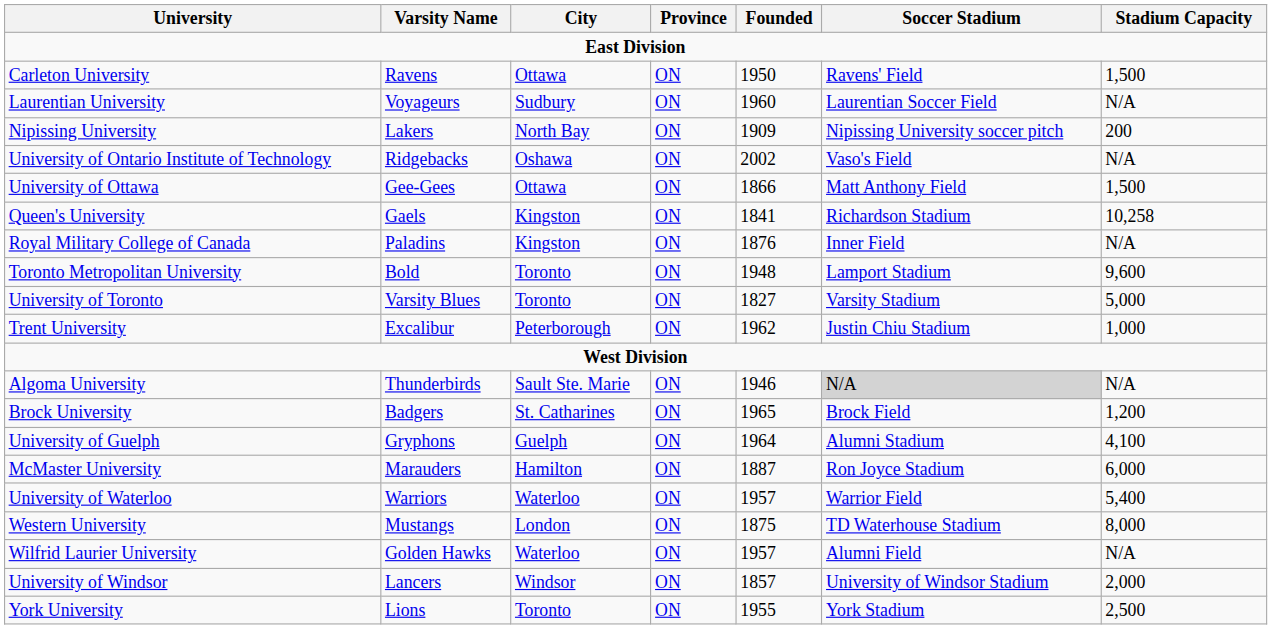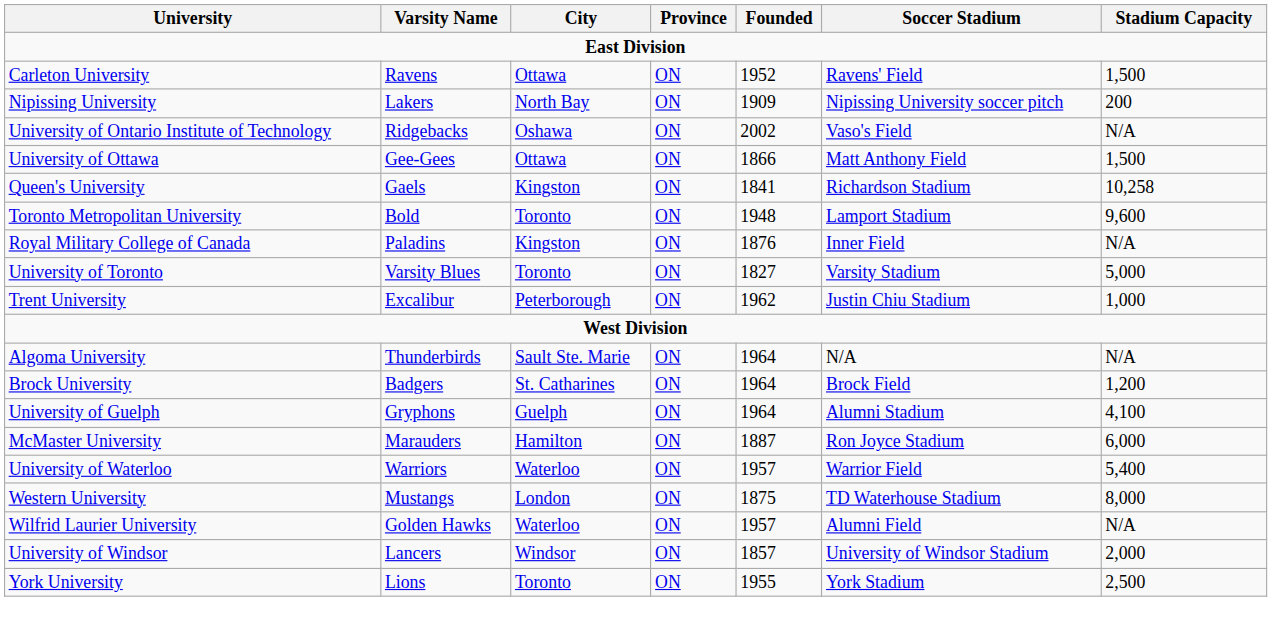(758, 74) 1950 -> (758, 74) 1952
- row: (87, 103)
rows swapped: (129, 243) <-> (125, 272)
(758, 384) 1946 -> (758, 356) 1964
(841, 384) lightgrey background -> (841, 356) no background
(758, 412) 1965 -> (758, 384) 1964
